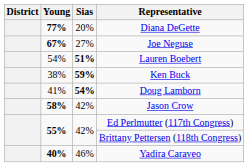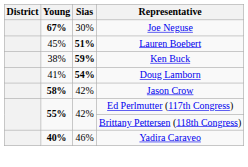- row: (170, 28)
(85, 43) 27% -> (85, 28) 30%
(57, 59) 54% -> (57, 43) 45%
